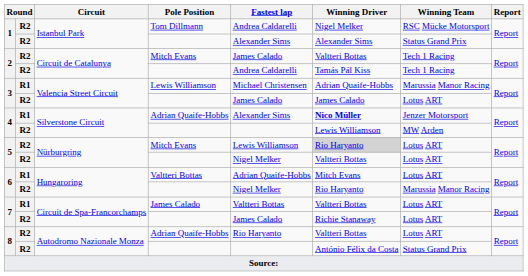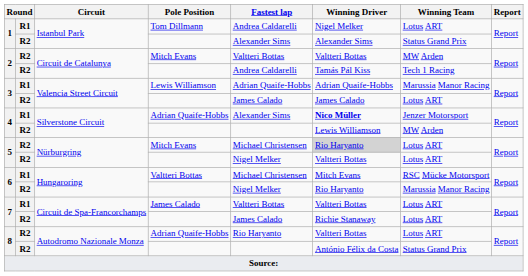(25, 26) R2 -> (25, 26) R1
(446, 26) RSC Mücke Motorsport -> (423, 26) Lotus ART
(258, 55) James Calado -> (259, 55) Valtteri Bottas
(429, 55) Tech 1 Racing -> (423, 55) MW Arden
(270, 85) Michael Christensen -> (272, 85) Adrian Quaife-Hobbs
(266, 144) Lewis Williamson -> (270, 144) Michael Christensen
(272, 174) Adrian Quaife-Hobbs -> (270, 174) Michael Christensen
(423, 174) Lotus ART -> (446, 174) RSC Mücke Motorsport
